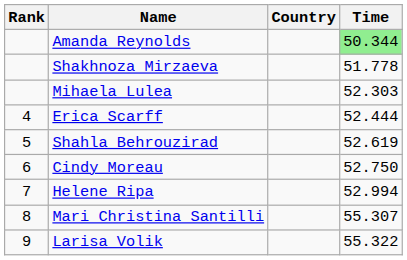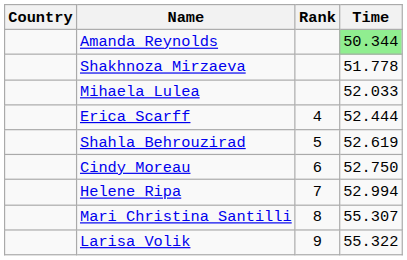columns swapped: (27, 17) <-> (304, 17)
(371, 92) 52.303 -> (371, 92) 52.033
